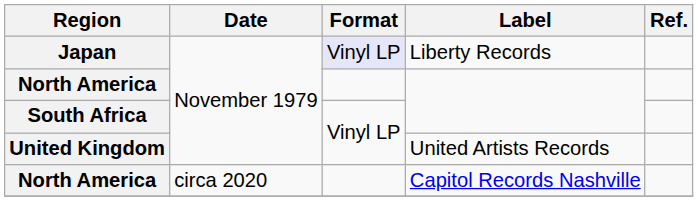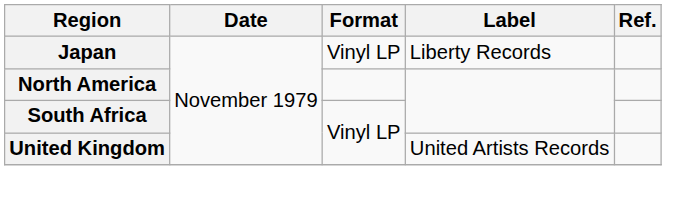(364, 52) lavender background -> (364, 52) no background
- row: (87, 180)
